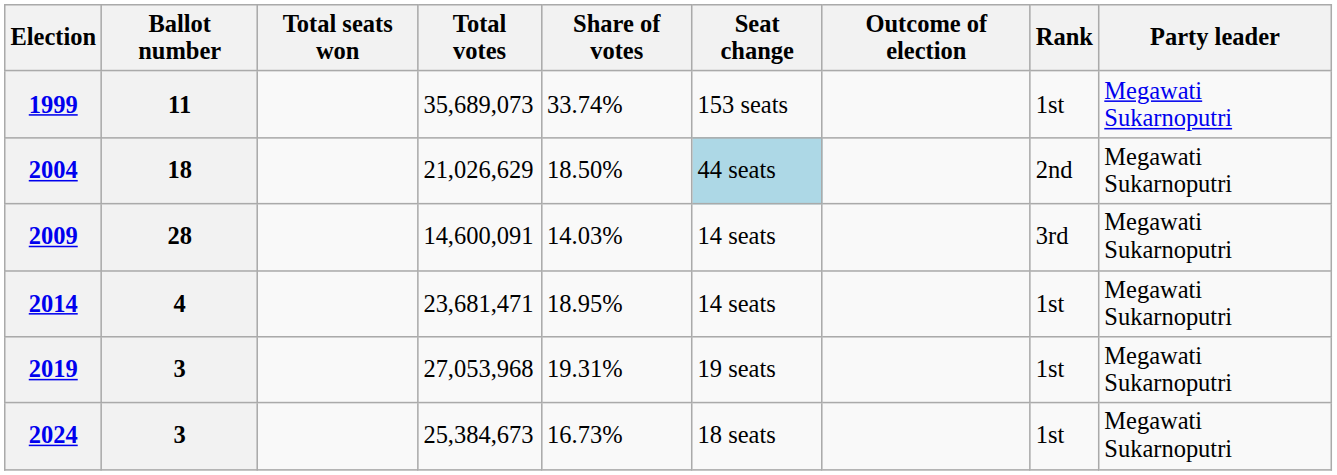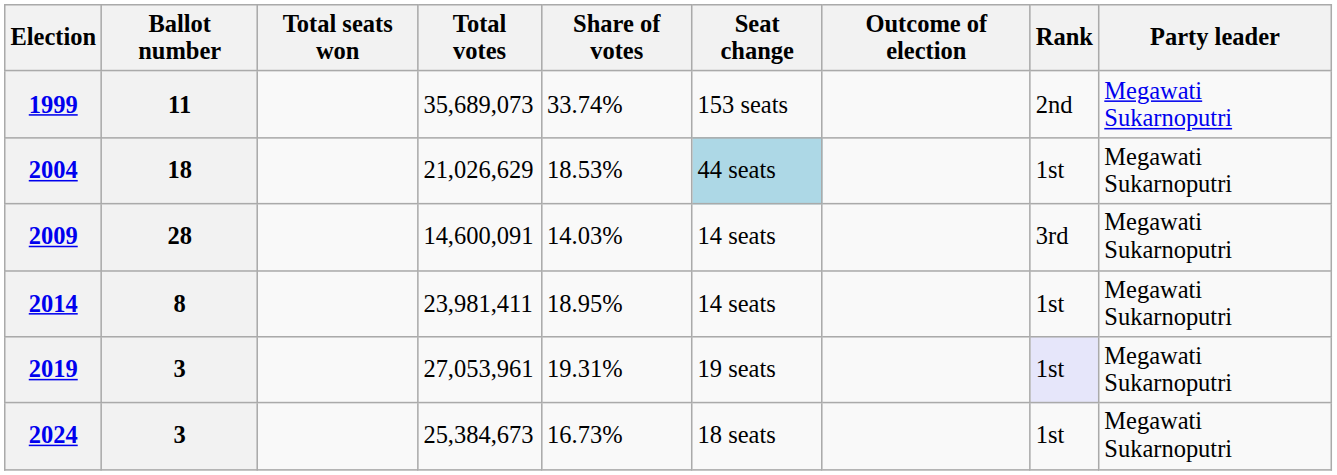(1050, 104) 1st -> (1054, 104) 2nd
(585, 170) 18.50% -> (585, 170) 18.53%
(1054, 170) 2nd -> (1050, 170) 1st
(180, 303) 4 -> (180, 303) 8
(478, 303) 23,681,471 -> (478, 303) 23,981,411
(478, 369) 27,053,968 -> (478, 369) 27,053,961
(1050, 369) no background -> (1050, 369) lavender background
